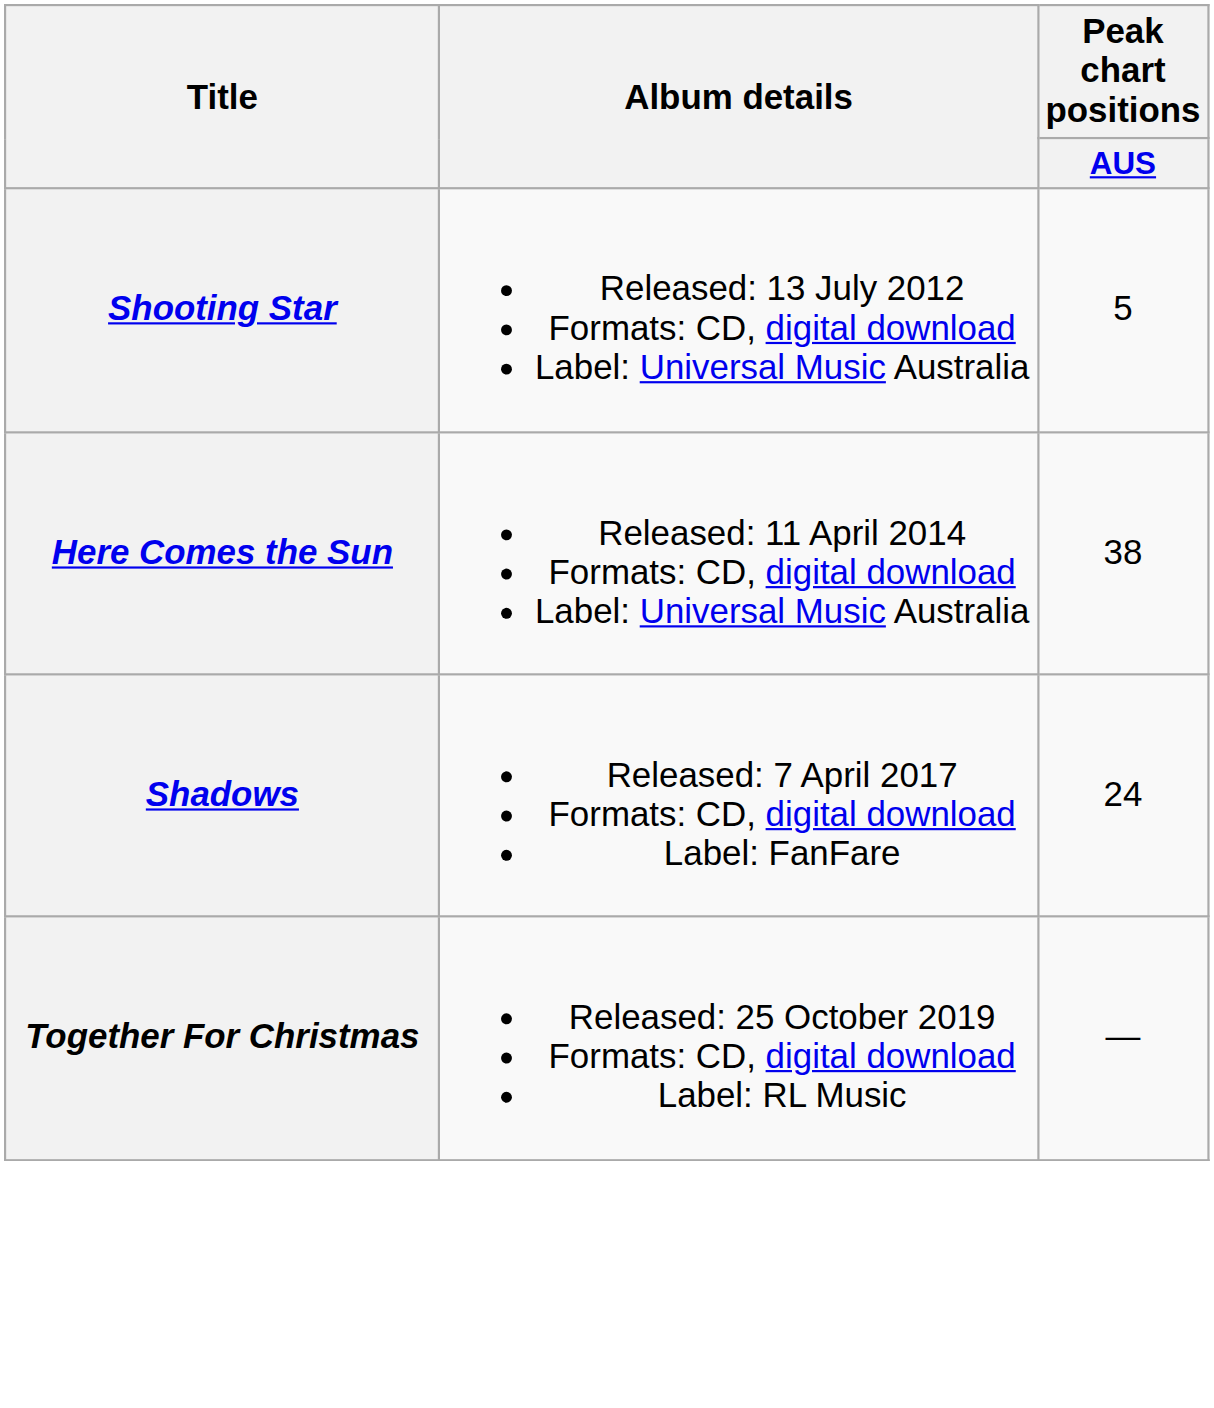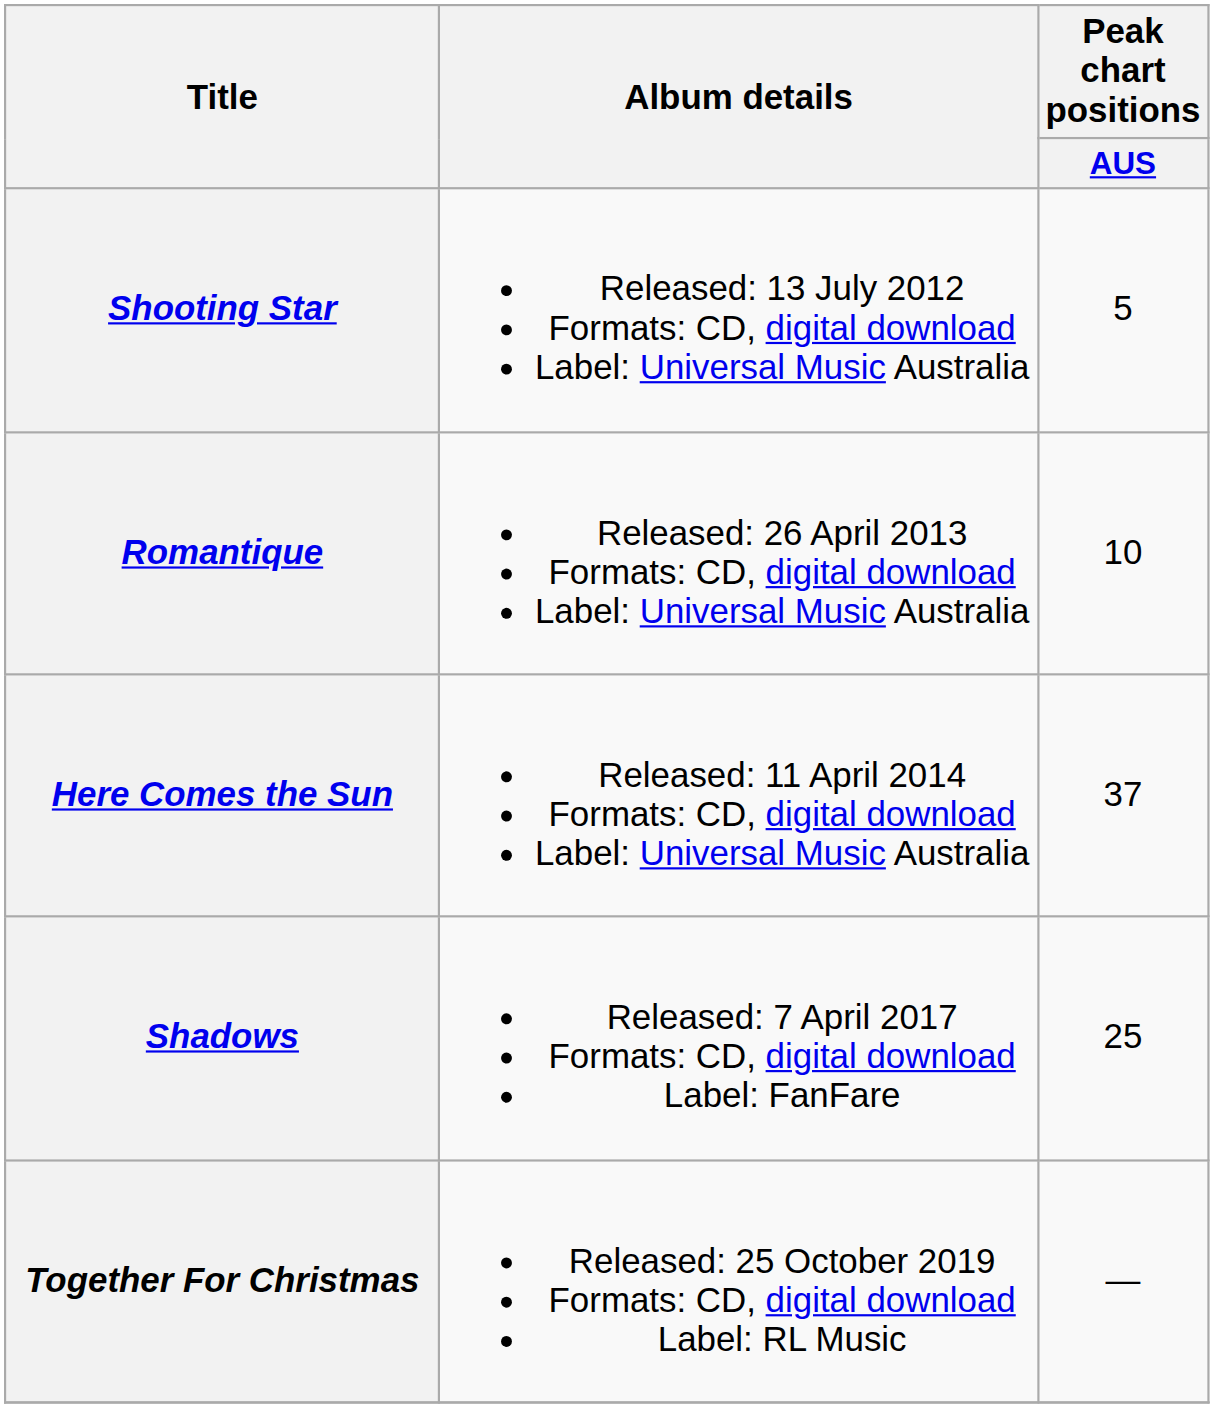+ row: (222, 552)
(1123, 552) 38 -> (1123, 794) 37
(1123, 794) 24 -> (1123, 1037) 25
